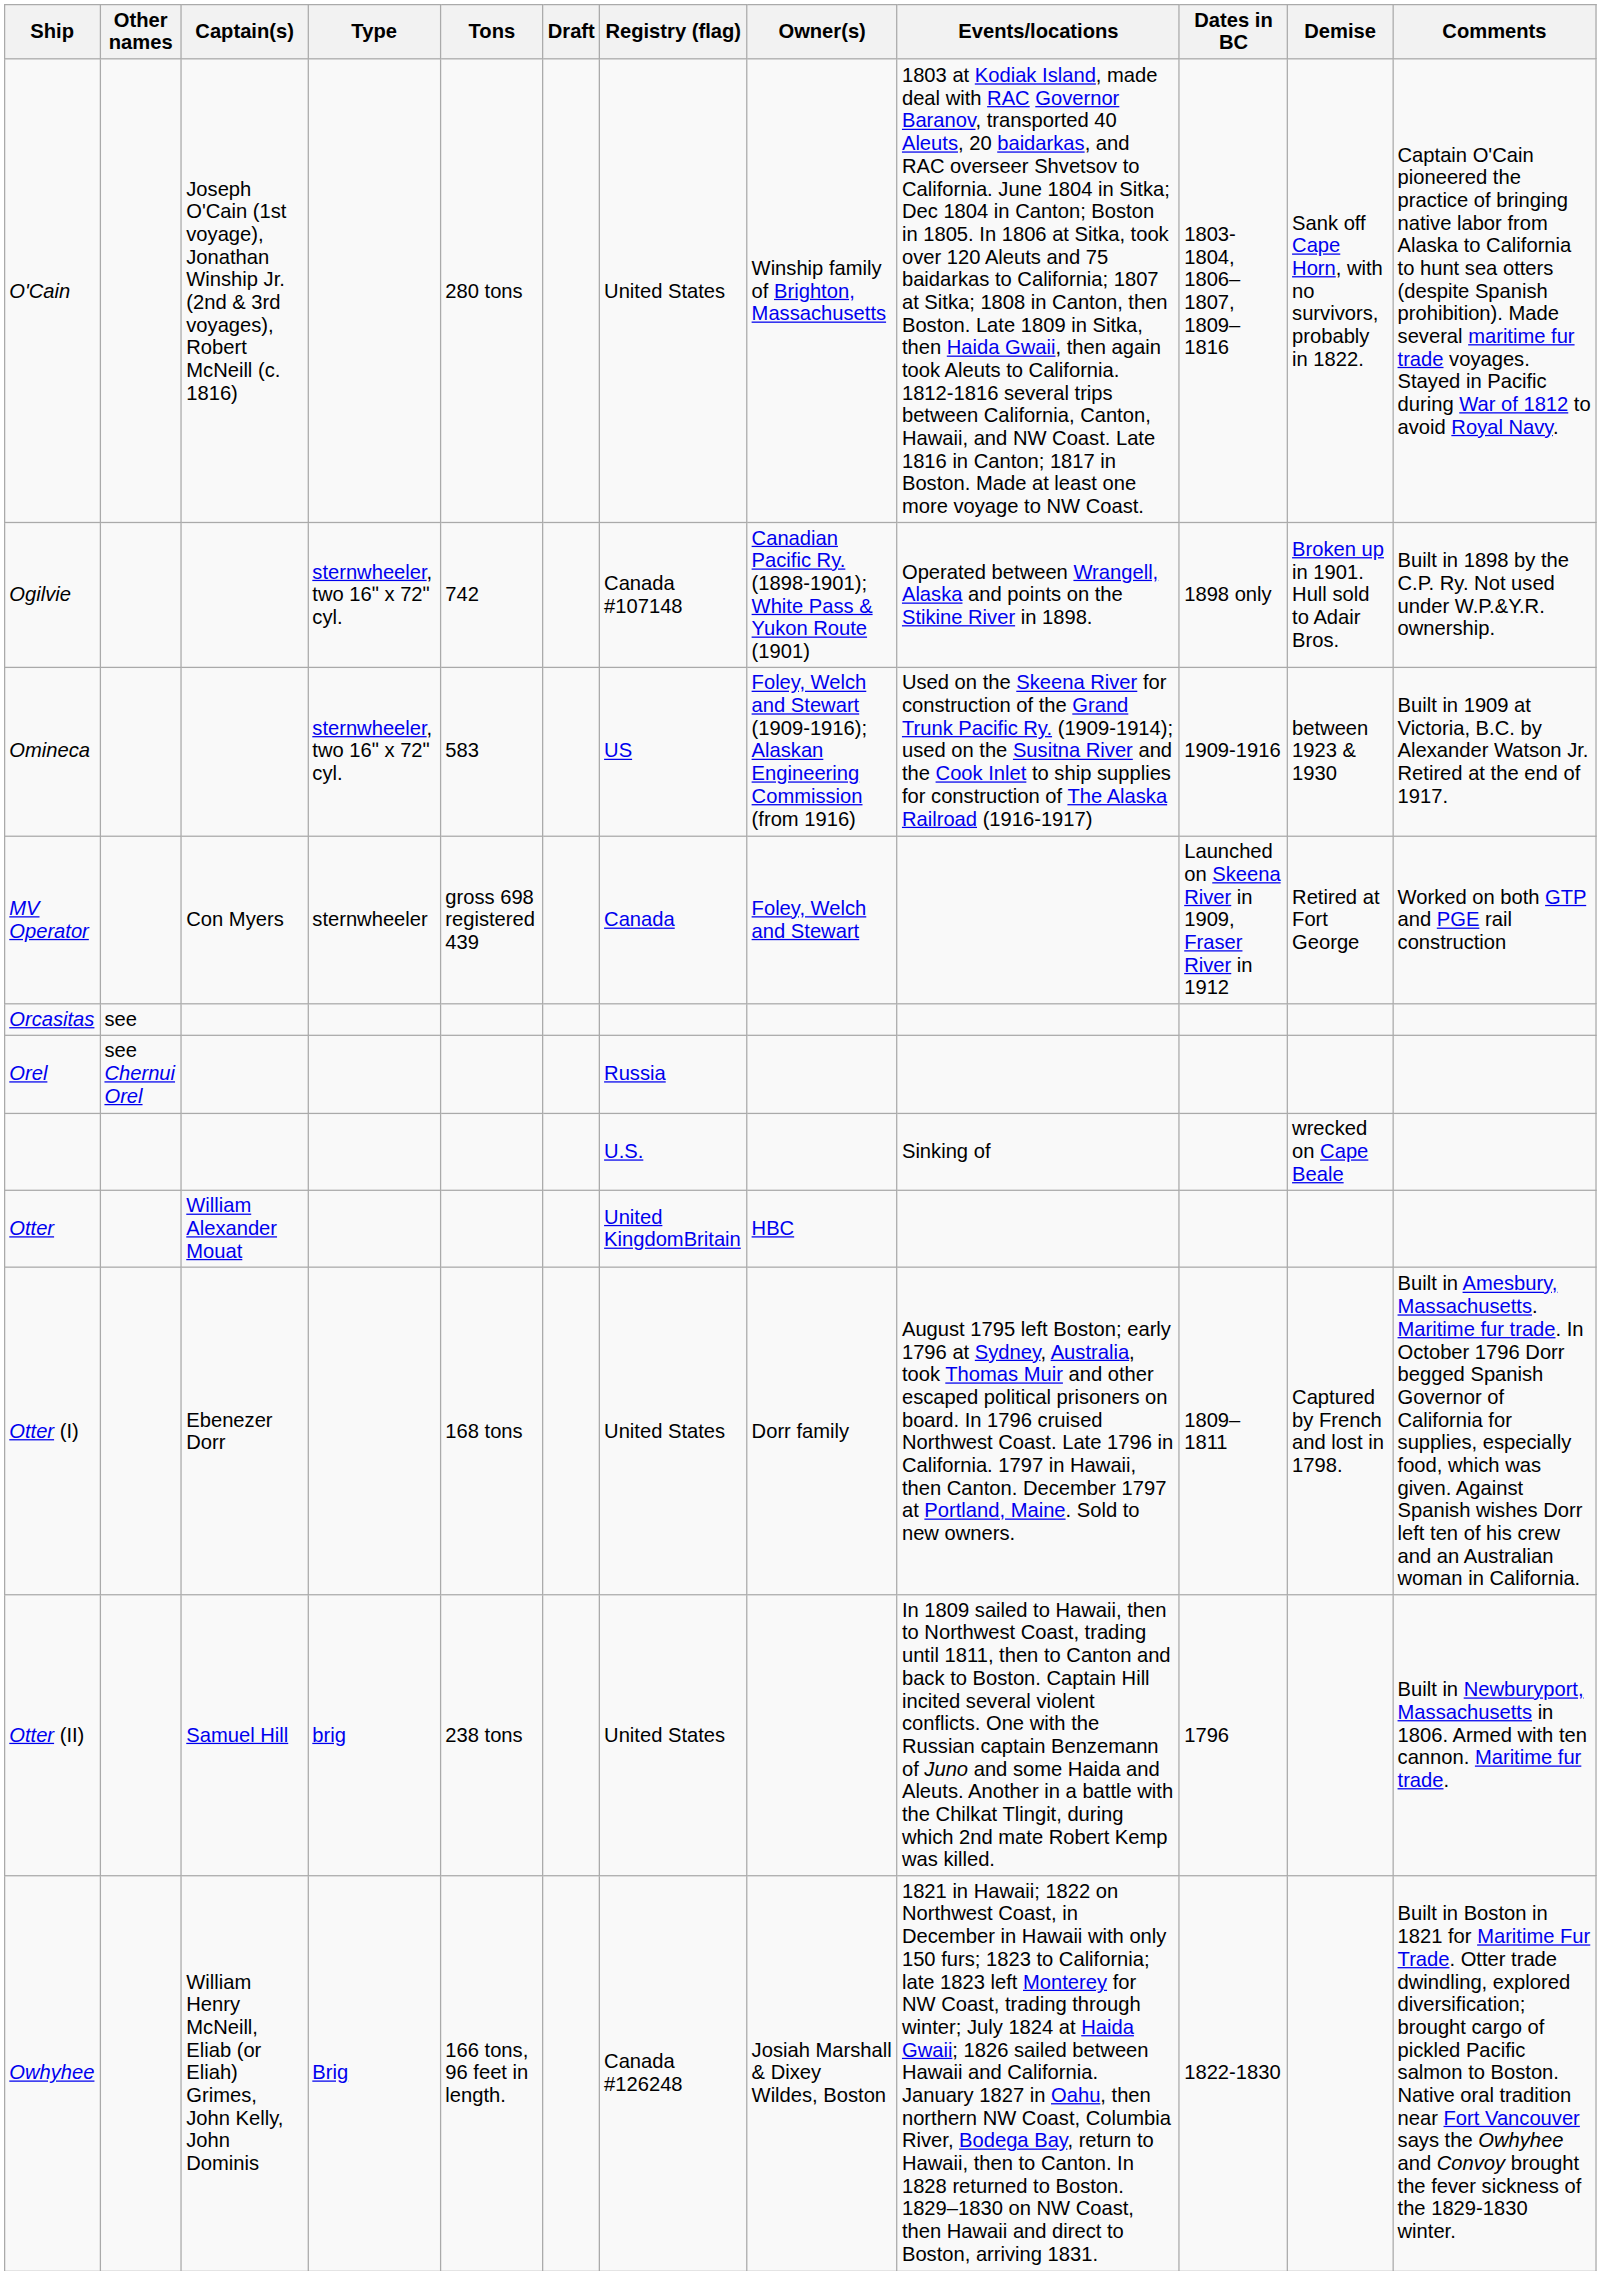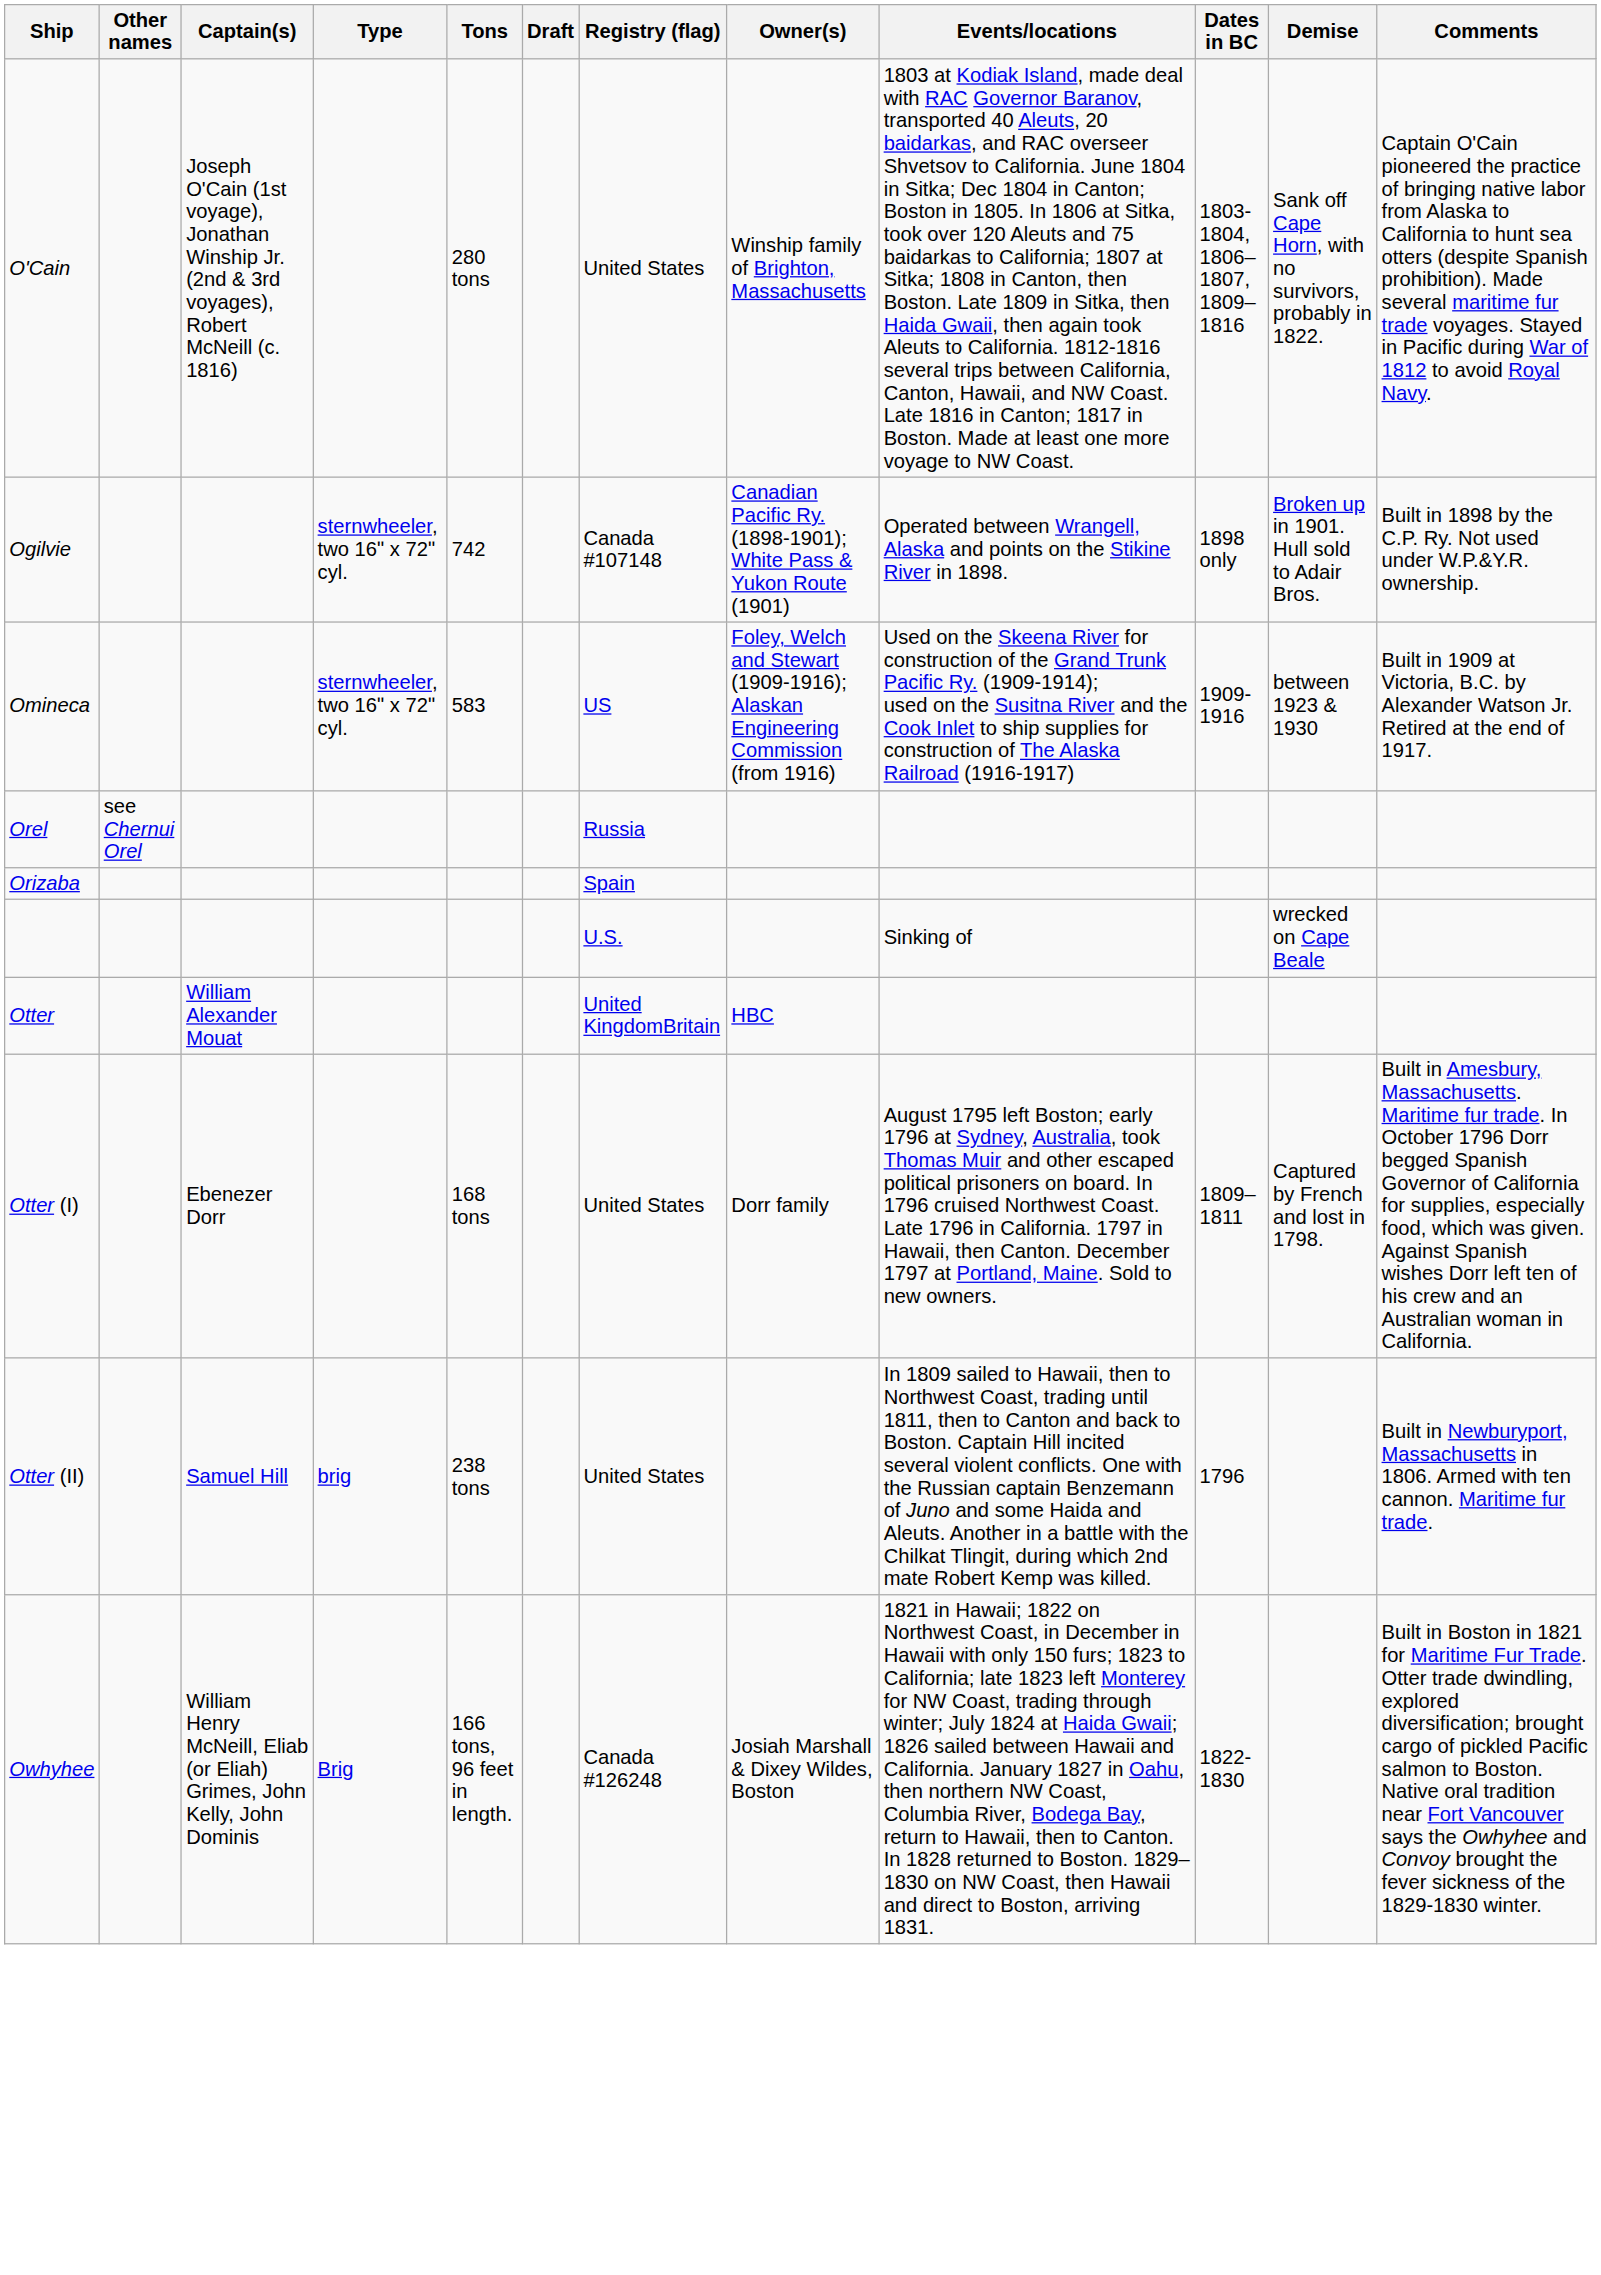- row: (49, 919)
- row: (52, 1019)
+ row: (45, 883)
